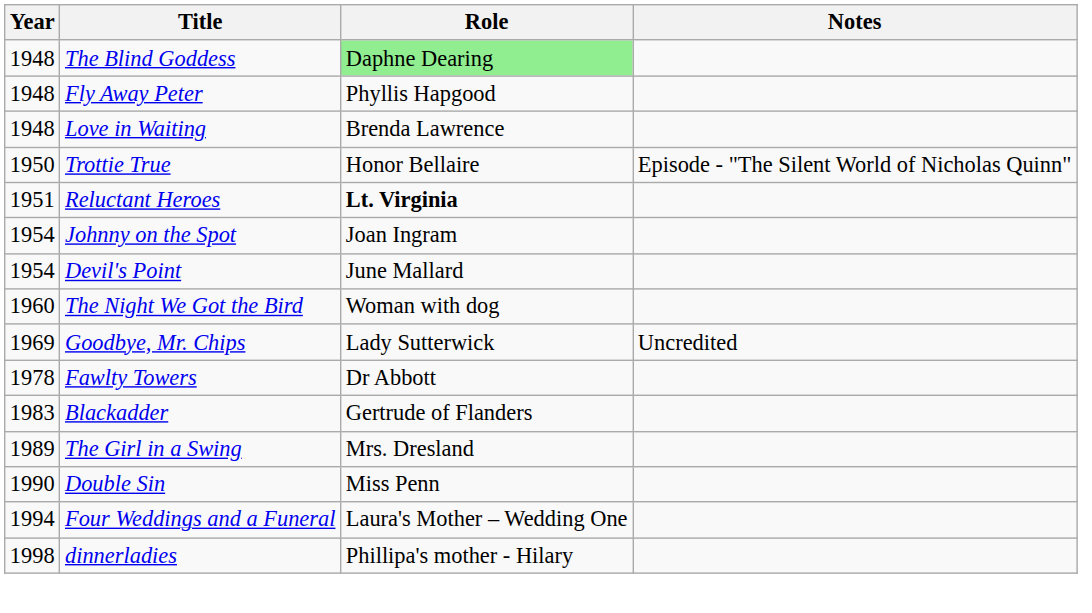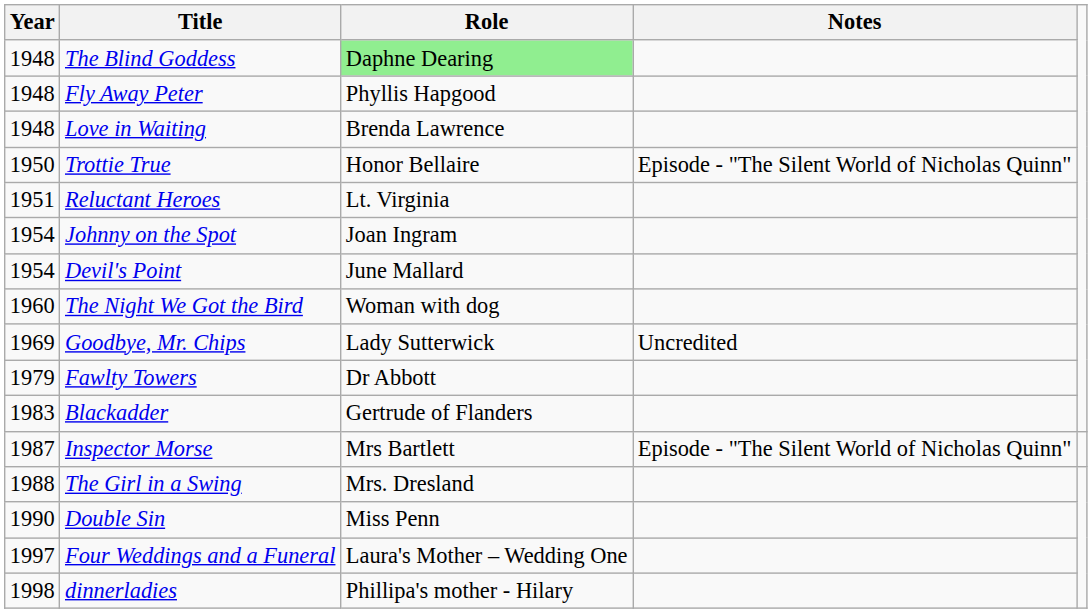(402, 199) bold -> (398, 199) normal
(32, 377) 1978 -> (32, 377) 1979
+ row: (139, 448)
(32, 448) 1989 -> (32, 484) 1988
(32, 519) 1994 -> (32, 555) 1997
